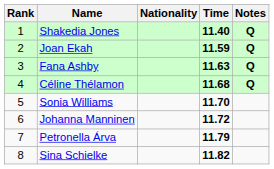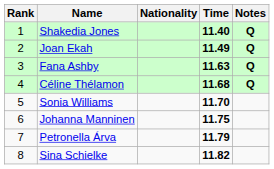(216, 48) 11.59 -> (216, 48) 11.49
(216, 119) 11.72 -> (216, 119) 11.75
